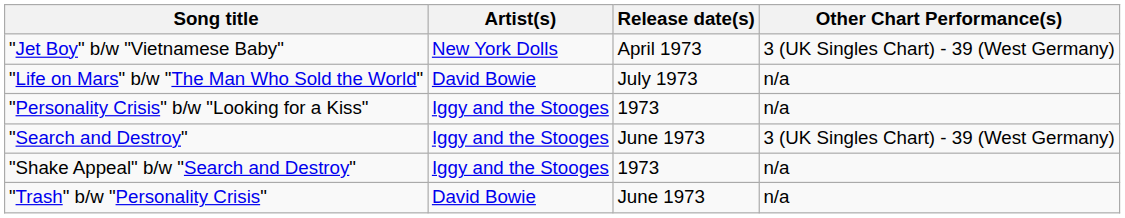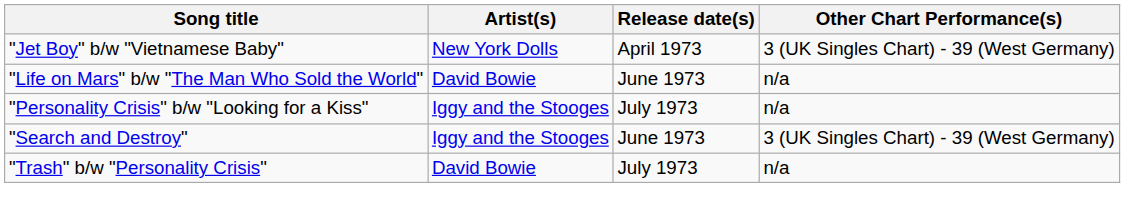(658, 78) July 1973 -> (661, 78) June 1973
(638, 108) 1973 -> (658, 108) July 1973
- row: (182, 167)
(661, 197) June 1973 -> (658, 167) July 1973
